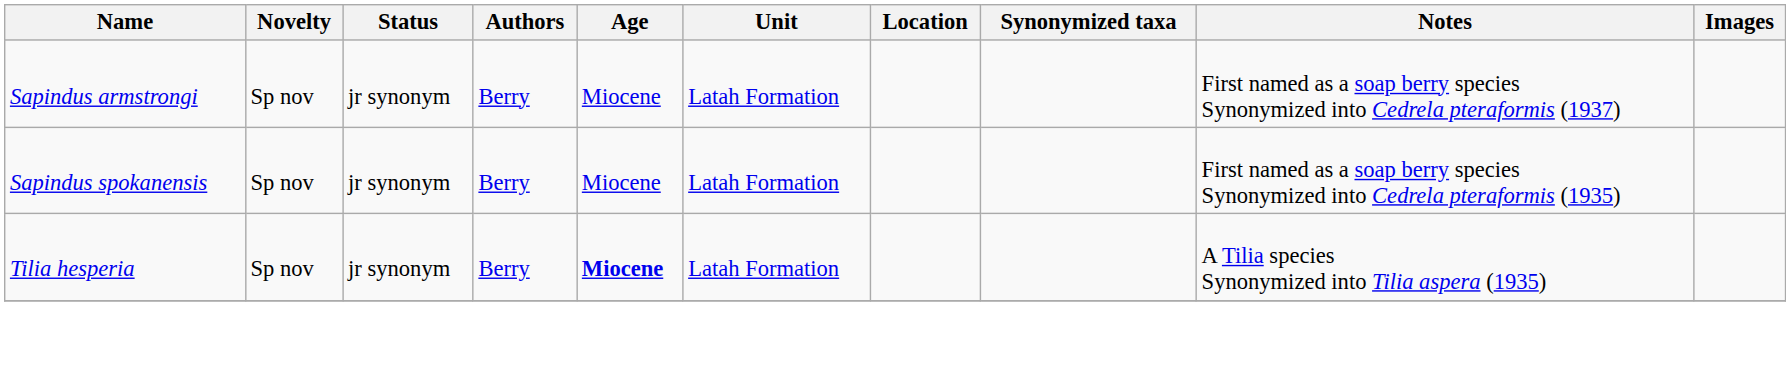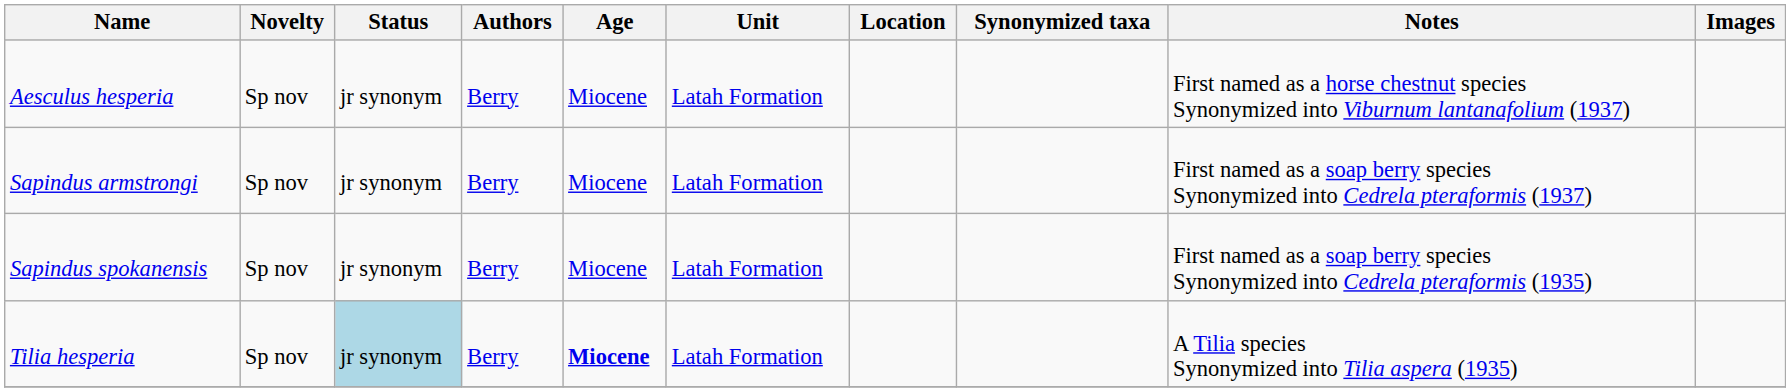+ row: (92, 96)
(399, 269) no background -> (391, 355) lightblue background
